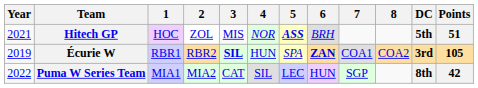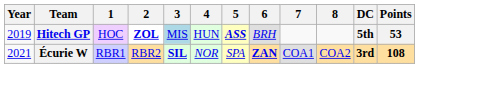(19, 34) 2021 -> (19, 34) 2019
(201, 34) normal -> (146, 34) bold
(233, 34) no background -> (177, 34) lightblue background
(263, 34) NOR -> (206, 34) HUN
(454, 34) 51 -> (396, 34) 53
(19, 54) 2019 -> (19, 54) 2021
(263, 54) HUN -> (206, 54) NOR
(454, 54) 105 -> (396, 54) 108
- row: (91, 73)
